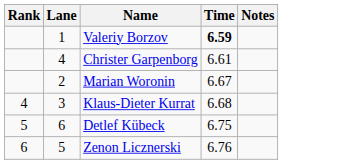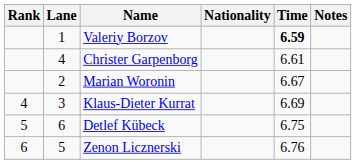+ column: (237, 15)
(219, 103) 6.68 -> (292, 103) 6.69
